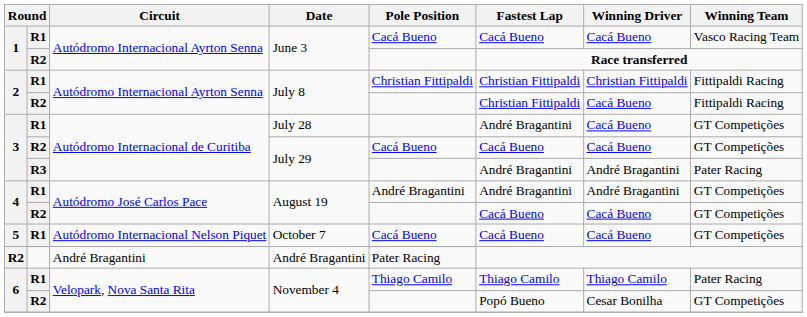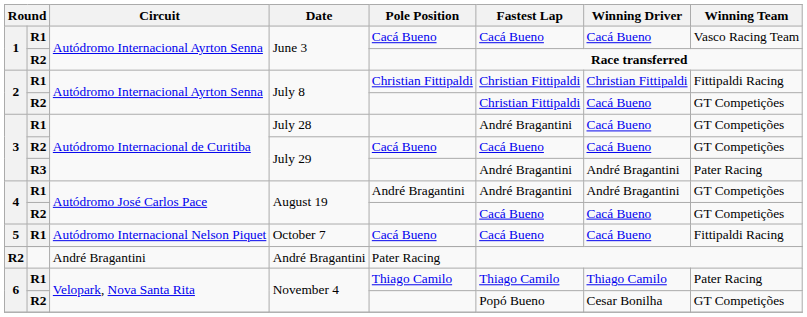(739, 103) Fittipaldi Racing -> (739, 103) GT Competições
(739, 234) GT Competições -> (739, 234) Fittipaldi Racing
